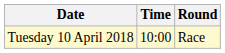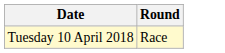- column: (156, 15)
